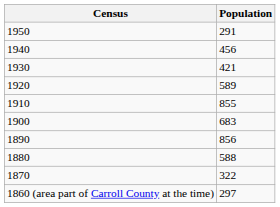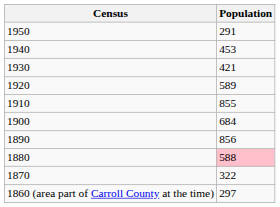(228, 49) 456 -> (228, 49) 453
(228, 121) 683 -> (228, 121) 684
(228, 157) no background -> (228, 157) pink background
